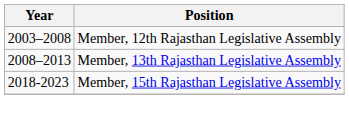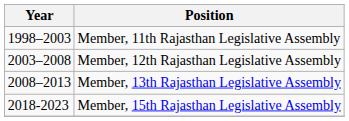+ row: (209, 37)
